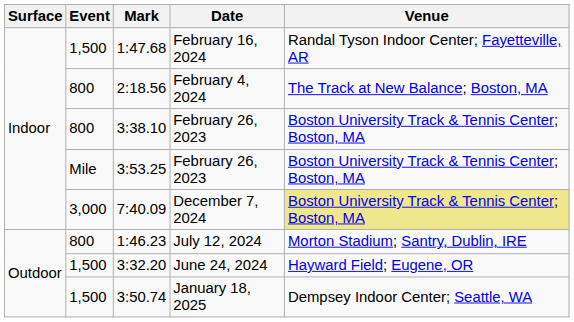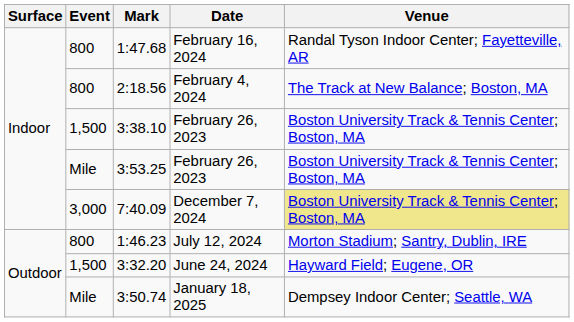(88, 48) 1,500 -> (82, 48) 800
(82, 128) 800 -> (88, 128) 1,500
(88, 297) 1,500 -> (83, 297) Mile
